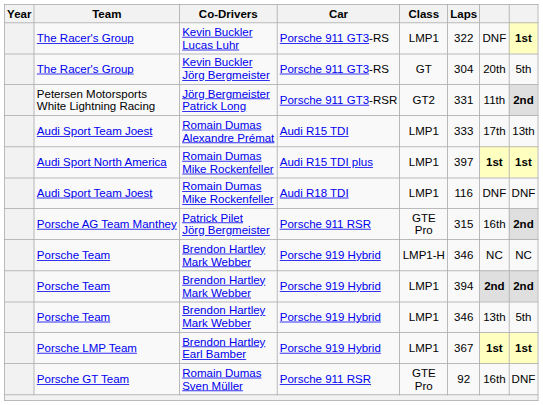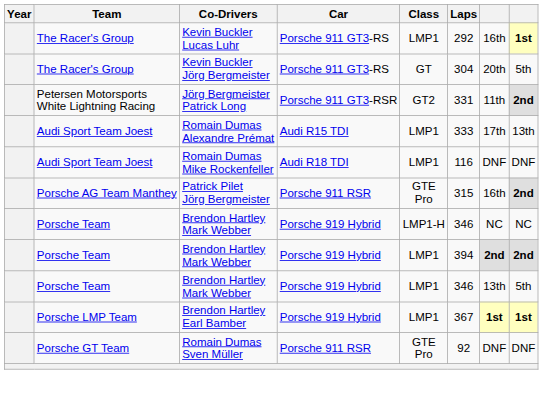(464, 38) 322 -> (464, 38) 292
(494, 38) DNF -> (494, 38) 16th
- row: (102, 162)
(494, 379) 16th -> (494, 348) DNF
